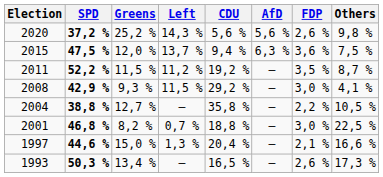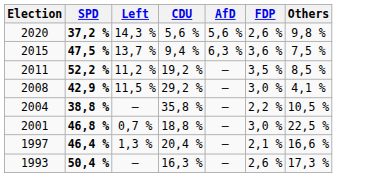- column: (135, 14)
(355, 70) 8,7 % -> (308, 70) 8,5 %
(88, 144) 44,6 % -> (88, 144) 46,4 %
(88, 163) 50,3 % -> (88, 163) 50,4 %
(229, 163) 16,5 % -> (182, 163) 16,3 %
